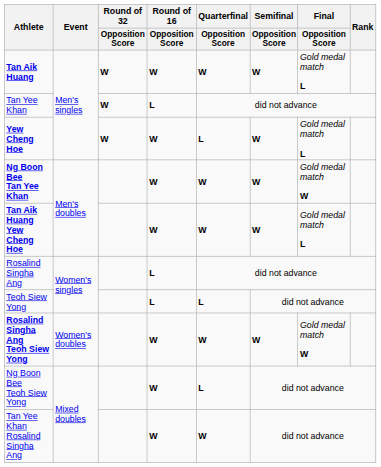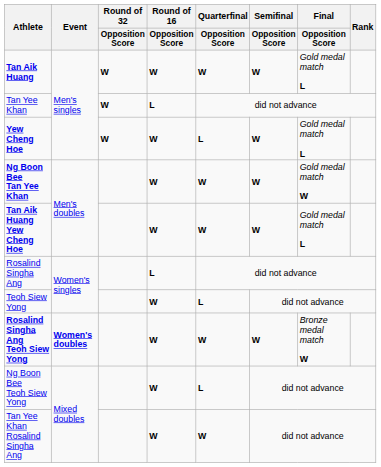(152, 302) L -> (153, 302) W
(73, 340) normal -> (73, 340) bold
(322, 340) Gold medal match W -> (314, 340) Bronze medal match W
